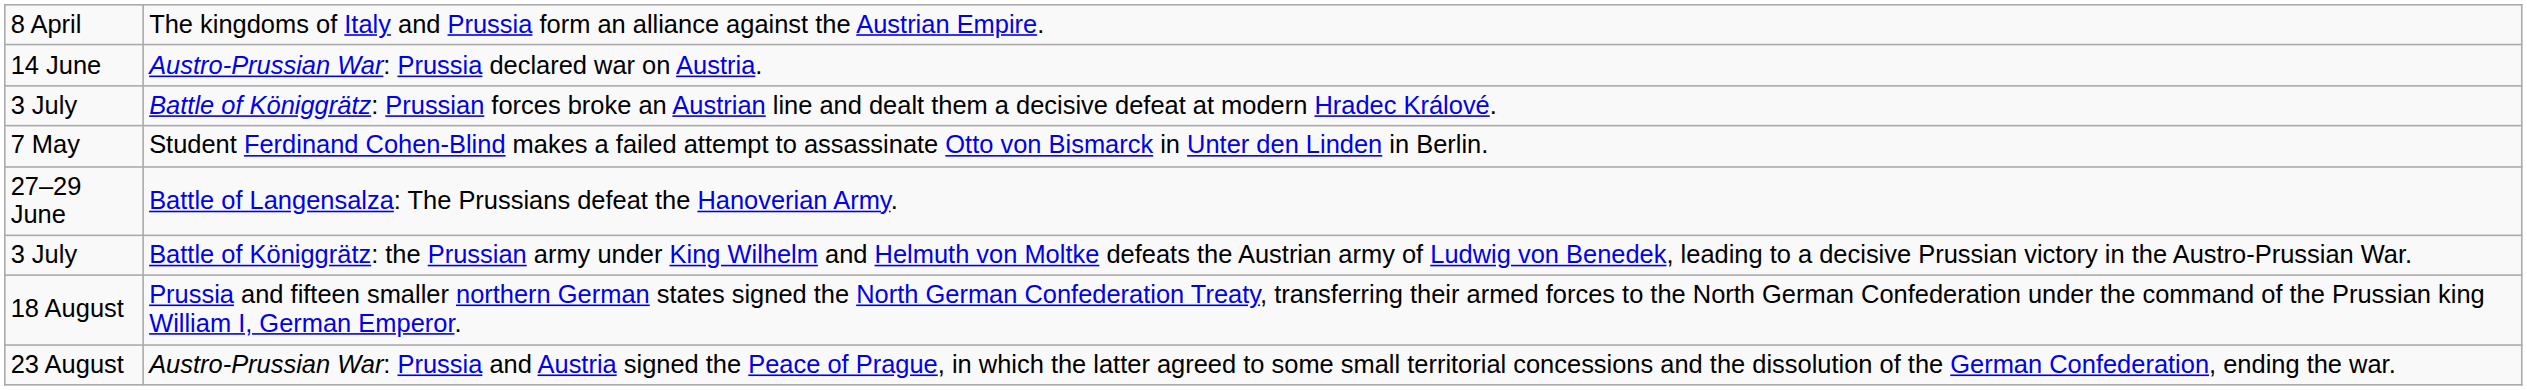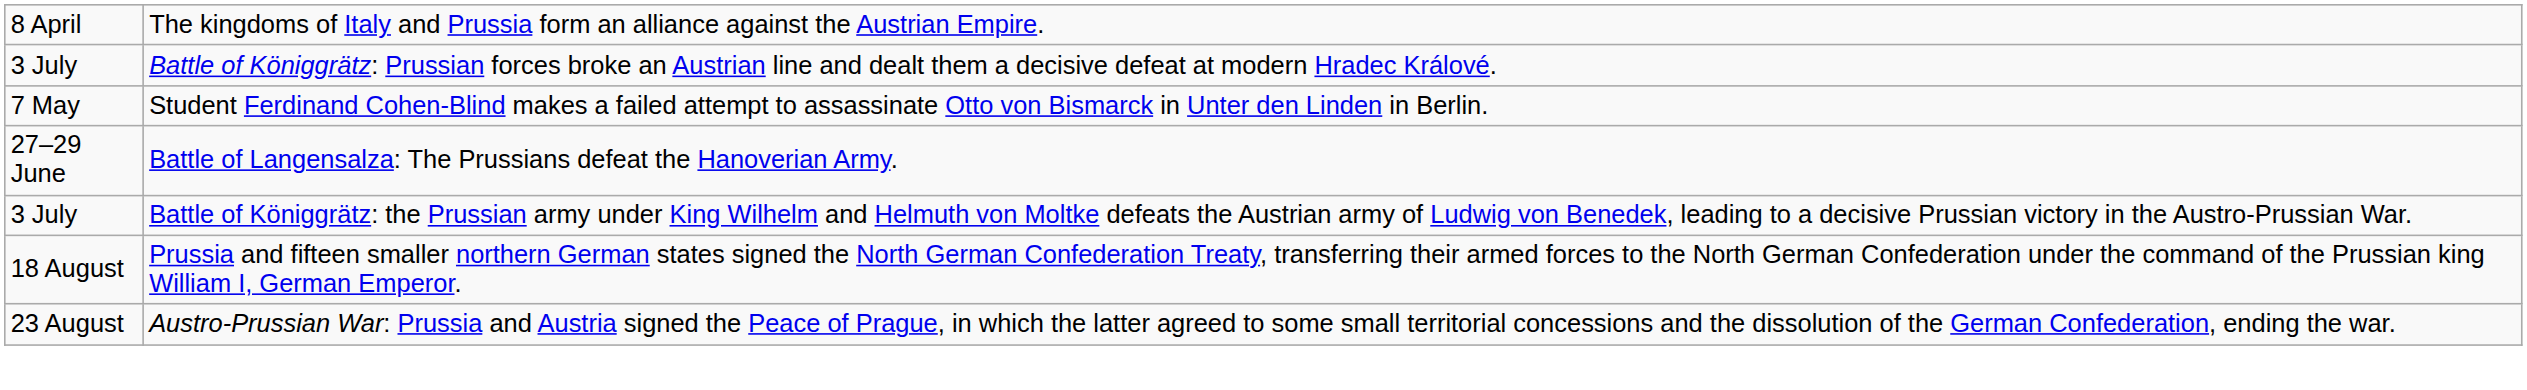- row: (456, 65)
